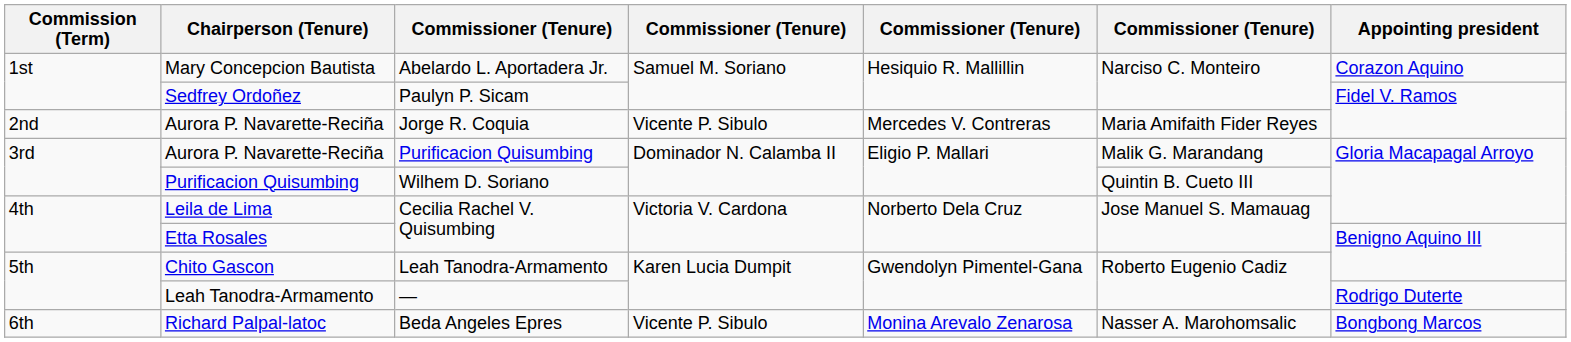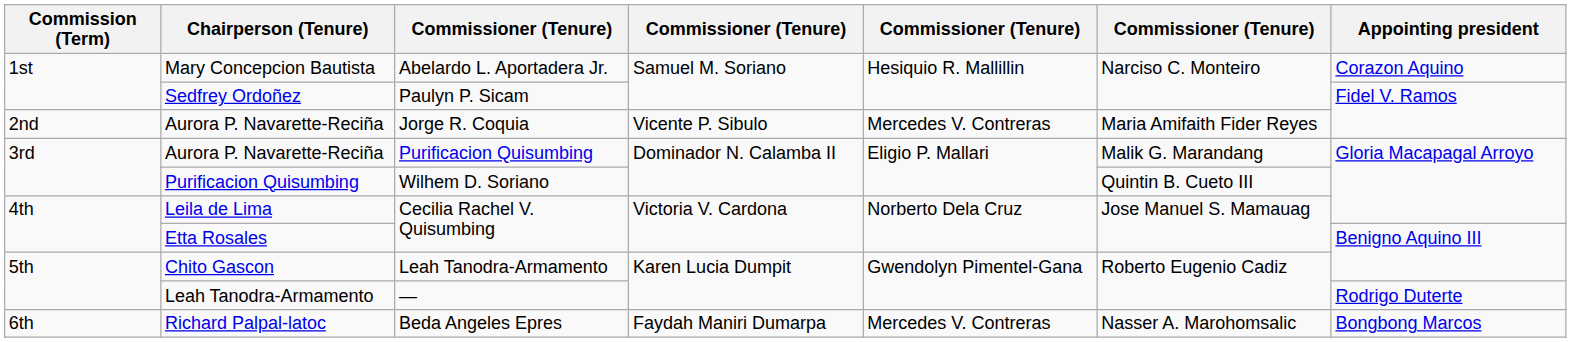(700, 324) Vicente P. Sibulo -> (730, 324) Faydah Maniri Dumarpa
(970, 324) Monina Arevalo Zenarosa -> (959, 324) Mercedes V. Contreras
